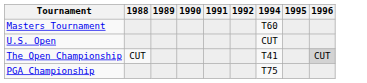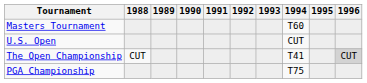+ column: (269, 12)
